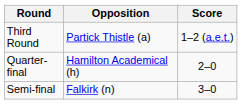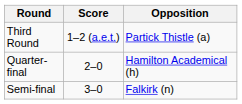columns swapped: (121, 14) <-> (207, 14)
